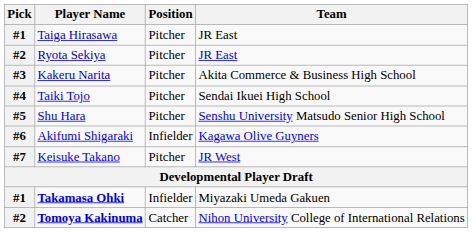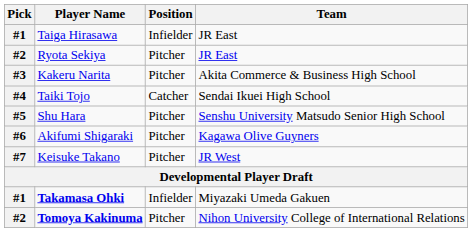(167, 34) Pitcher -> (171, 34) Infielder
(167, 95) Pitcher -> (168, 95) Catcher
(171, 136) Infielder -> (167, 136) Pitcher
(168, 217) Catcher -> (167, 217) Pitcher
